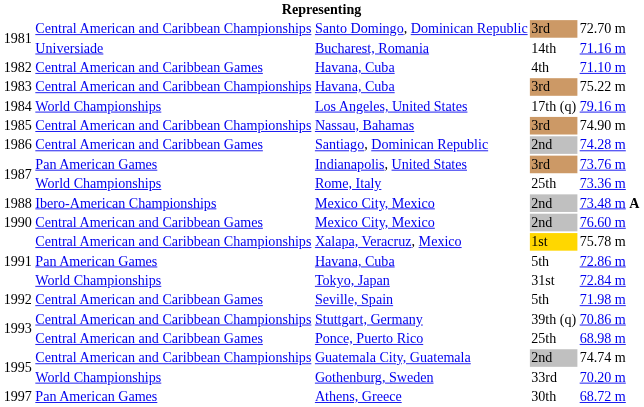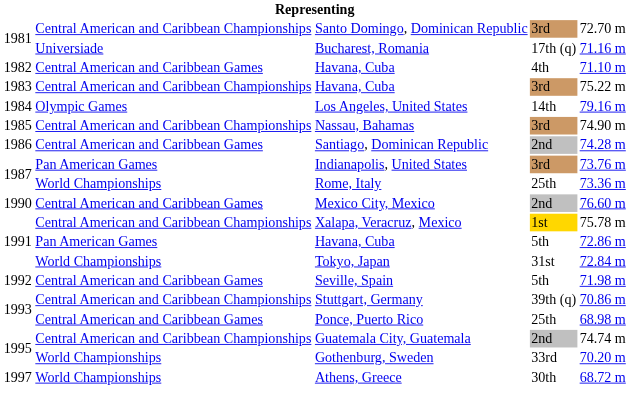(544, 48) 14th -> (554, 48) 17th (q)
(98, 106) World Championships -> (81, 106) Olympic Games
(554, 106) 17th (q) -> (544, 106) 14th
- row: (18, 203)
(96, 396) Pan American Games -> (98, 377) World Championships
